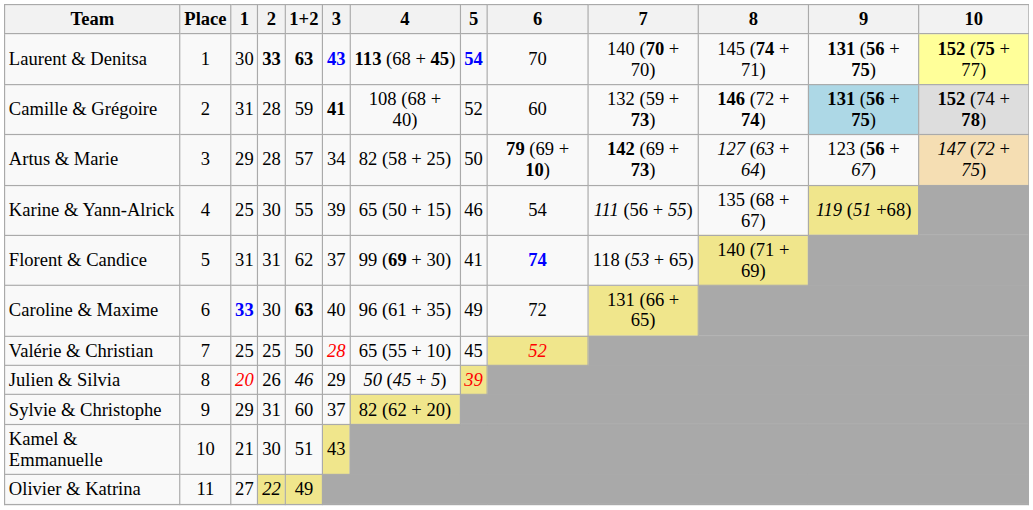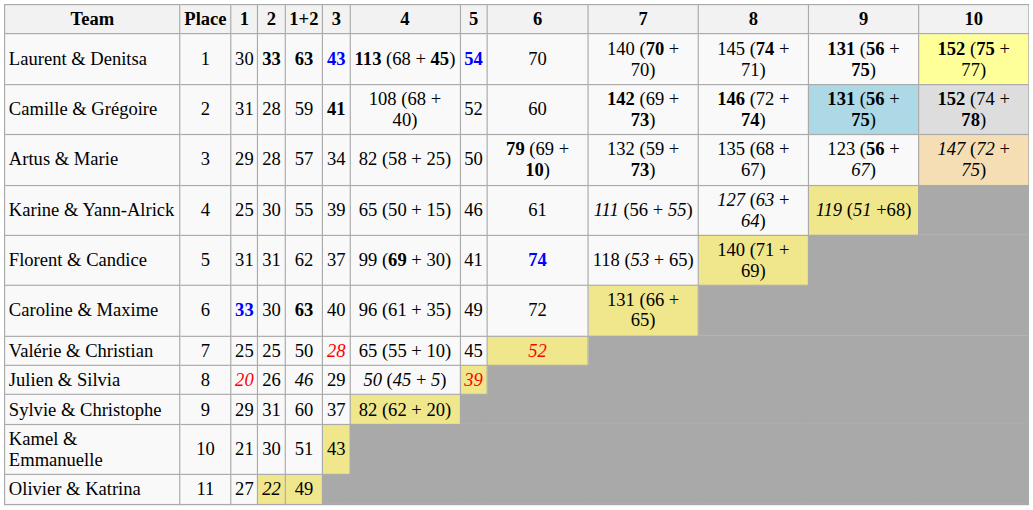(643, 109) 132 (59 + 73) -> (643, 109) 142 (69 + 73)
(643, 159) 142 (69 + 73) -> (643, 159) 132 (59 + 73)
(753, 159) 127 (63 + 64) -> (753, 159) 135 (68 + 67)
(538, 210) 54 -> (538, 210) 61
(753, 210) 135 (68 + 67) -> (753, 210) 127 (63 + 64)
